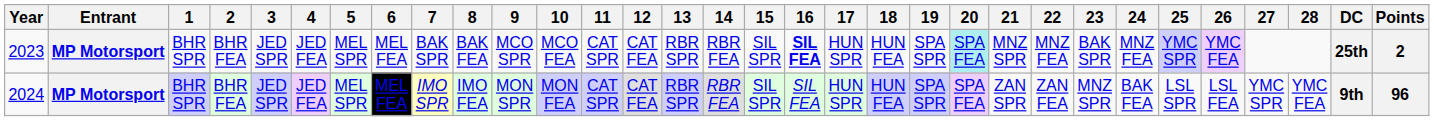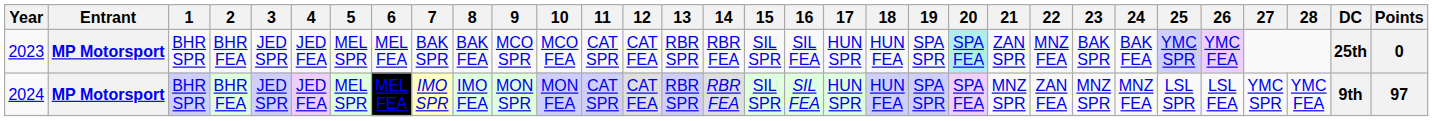(805, 51) bold -> (804, 51) normal
(1010, 51) MNZ SPR -> (1009, 51) ZAN SPR
(1137, 51) MNZ FEA -> (1136, 51) BAK FEA
(1400, 51) 2 -> (1399, 51) 0
(1010, 94) ZAN SPR -> (1009, 94) MNZ SPR
(1137, 94) BAK FEA -> (1136, 94) MNZ FEA
(1400, 94) 96 -> (1399, 94) 97
